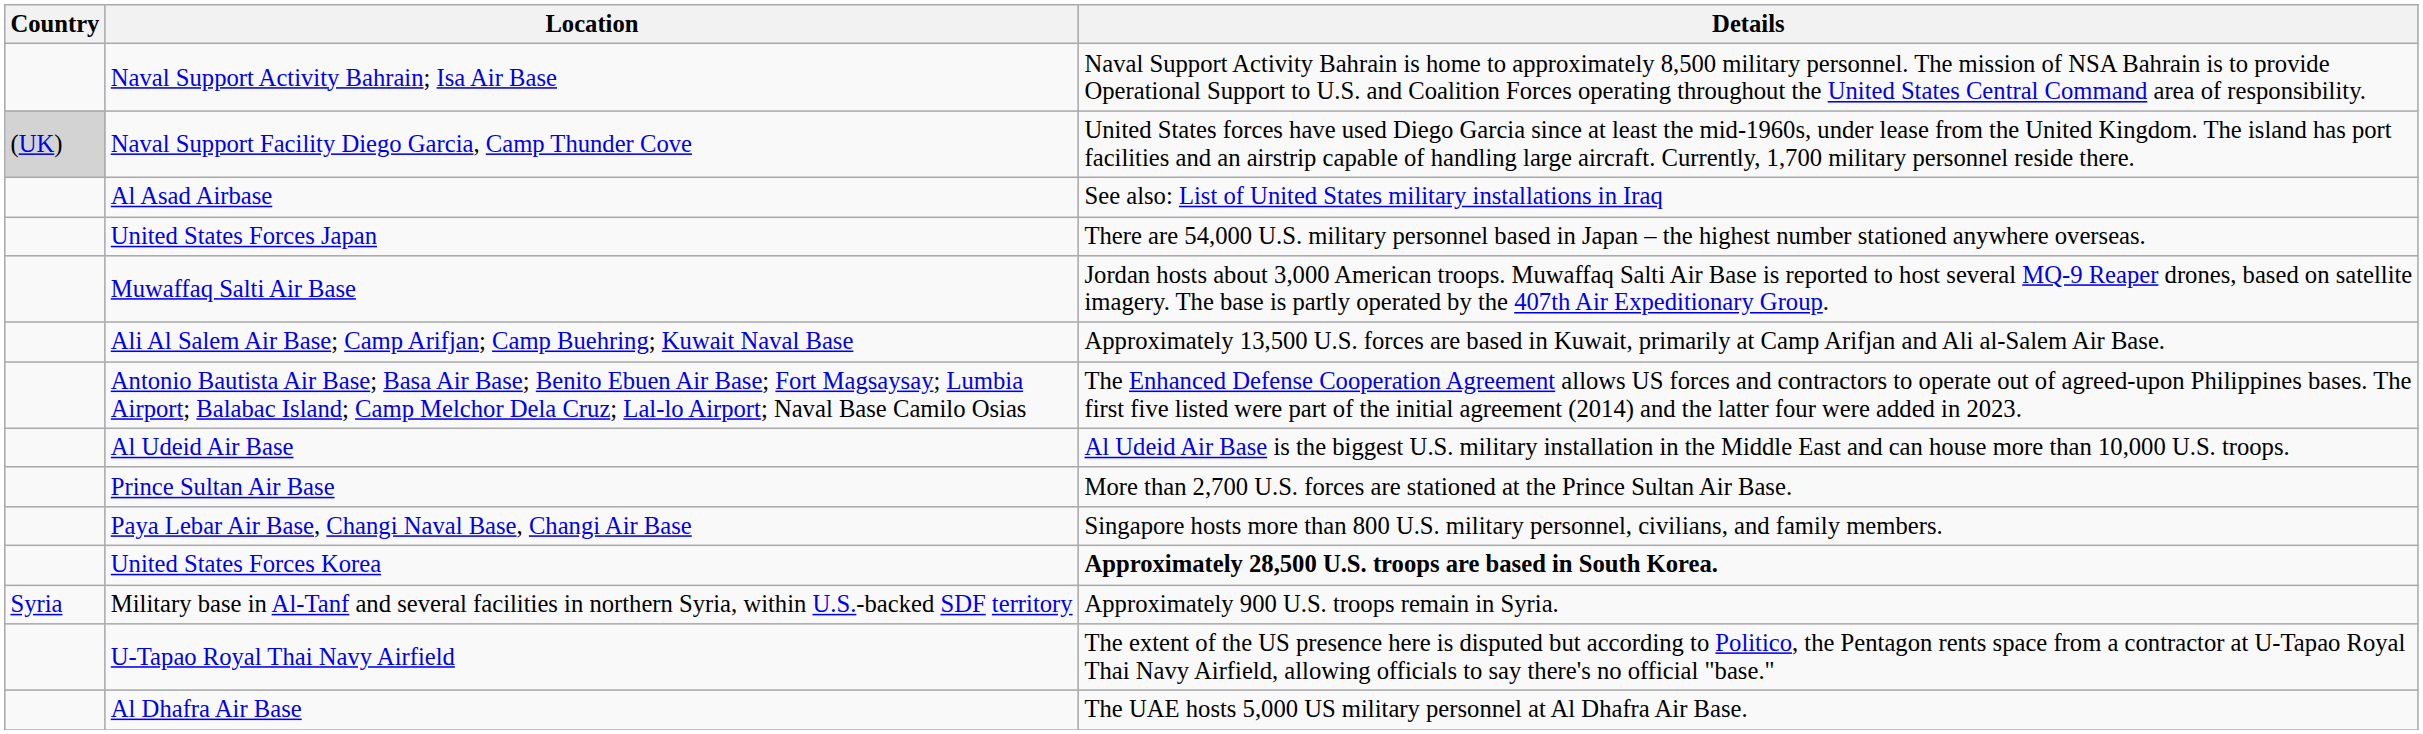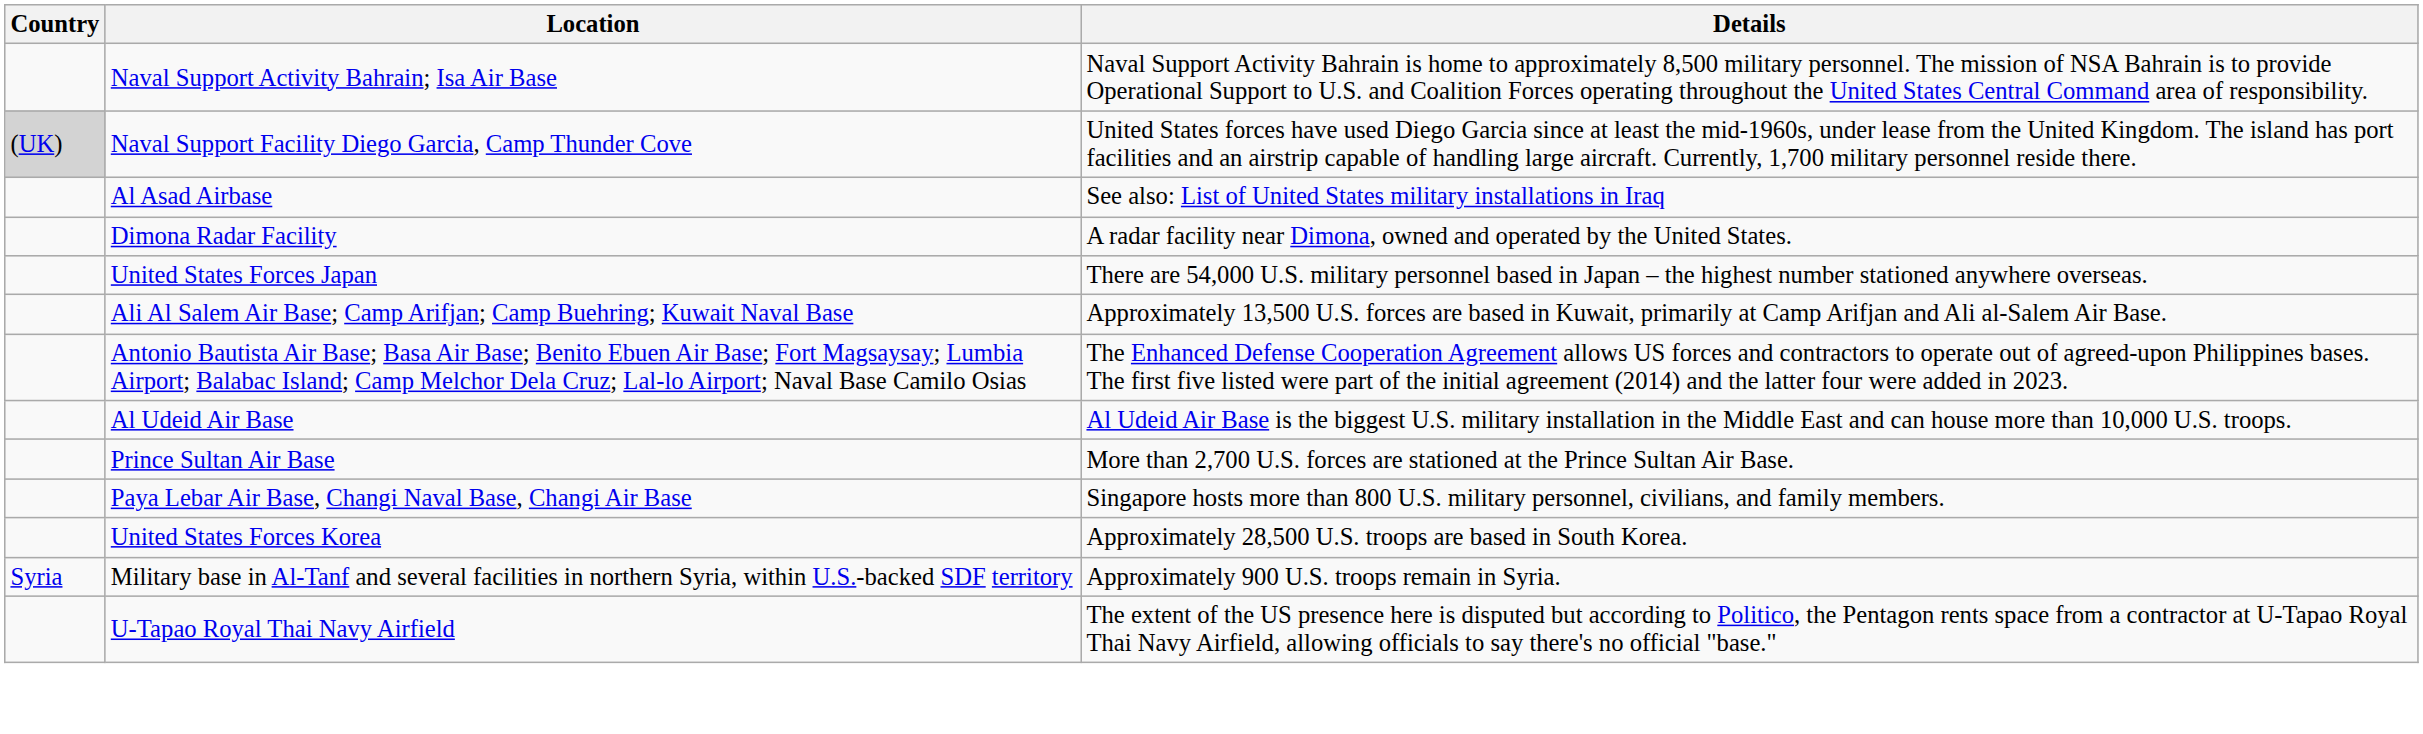+ row: (224, 235)
- row: (233, 288)
(1401, 564) bold -> (1387, 537) normal
- row: (206, 709)
